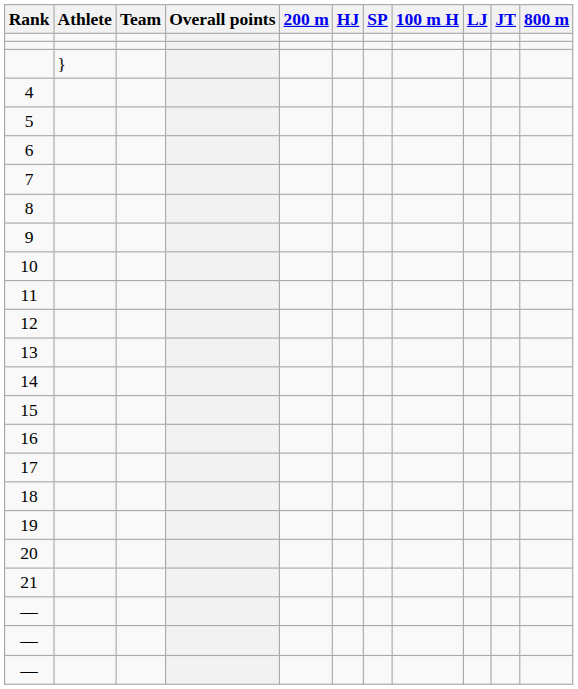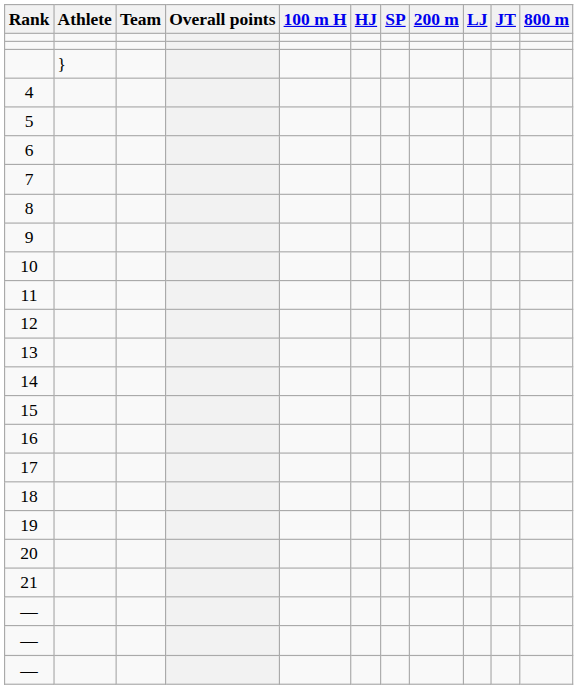columns swapped: (427, 19) <-> (306, 19)
